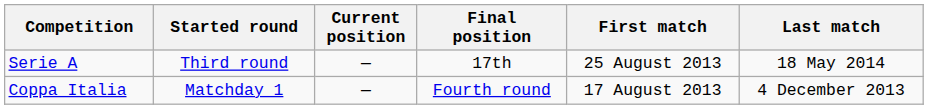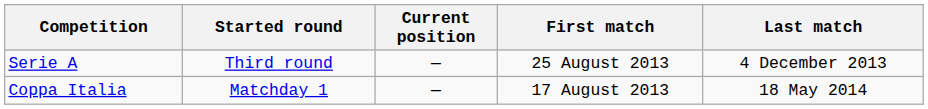- column: (492, 27)
(831, 64) 18 May 2014 -> (813, 64) 4 December 2013
(831, 90) 4 December 2013 -> (813, 90) 18 May 2014
